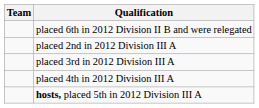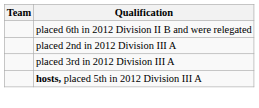- row: (105, 78)
